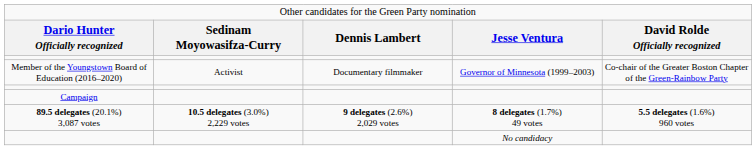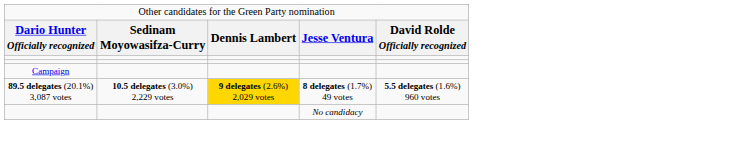- row: (79, 72)
(378, 117) no background -> (253, 92) gold background
